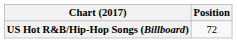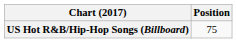(212, 29) 72 -> (212, 29) 75
